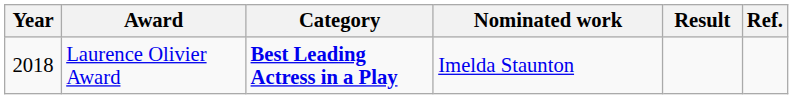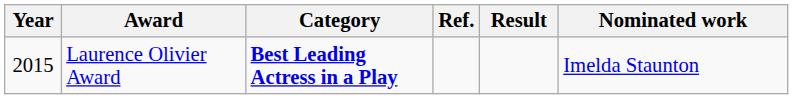columns swapped: (548, 20) <-> (765, 20)
(33, 65) 2018 -> (33, 65) 2015
